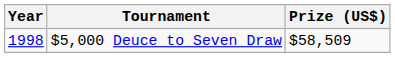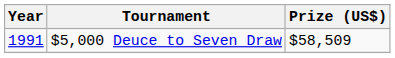(26, 41) 1998 -> (26, 41) 1991
